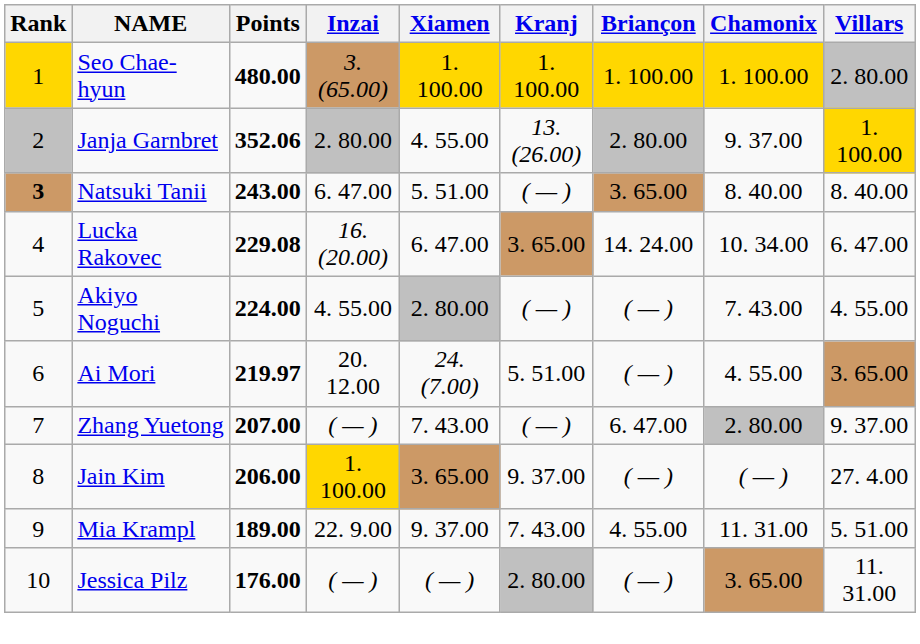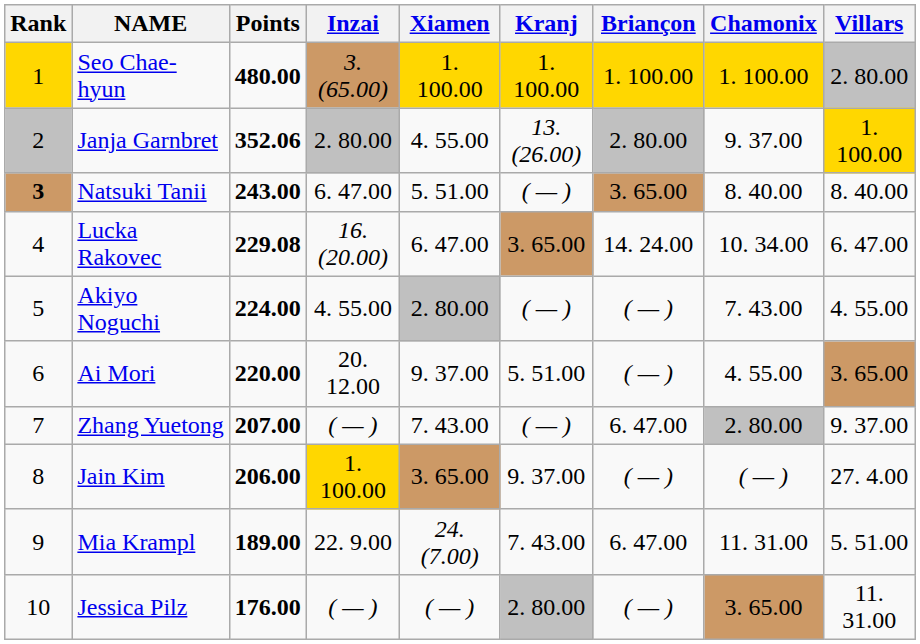(268, 373) 219.97 -> (268, 373) 220.00
(450, 373) 24. (7.00) -> (450, 373) 9. 37.00
(450, 528) 9. 37.00 -> (450, 541) 24. (7.00)
(648, 528) 4. 55.00 -> (648, 541) 6. 47.00
